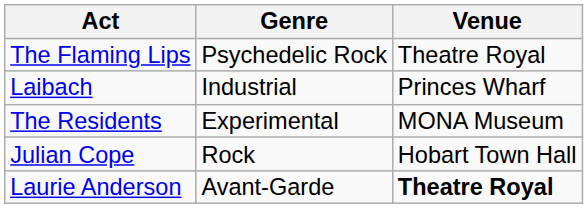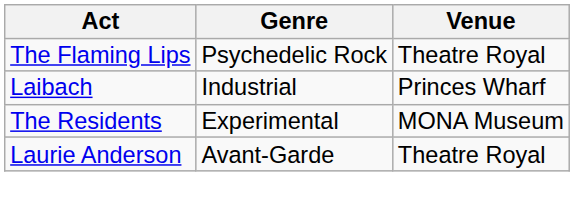- row: (72, 154)
(476, 187) bold -> (472, 154) normal
